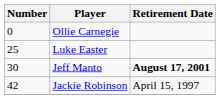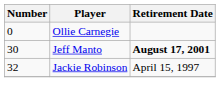- row: (80, 49)
(13, 85) 42 -> (13, 67) 32
